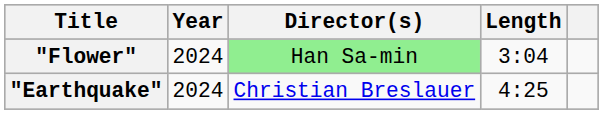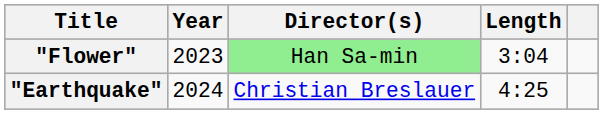(198, 57) 2024 -> (198, 57) 2023
